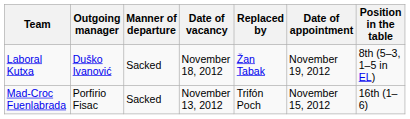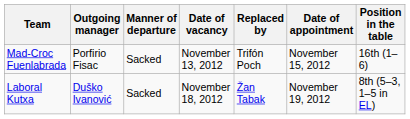rows swapped: (36, 99) <-> (24, 65)
